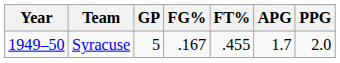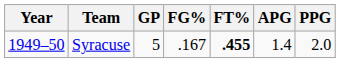(236, 44) normal -> (236, 44) bold
(282, 44) 1.7 -> (282, 44) 1.4
